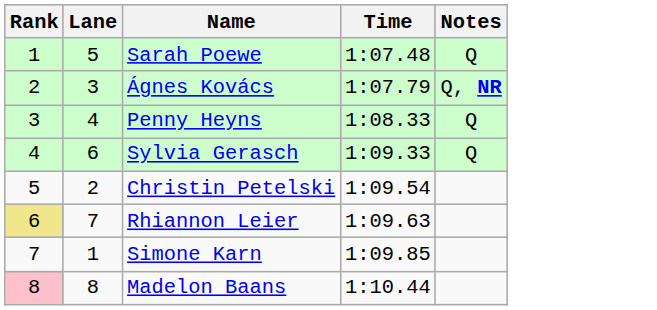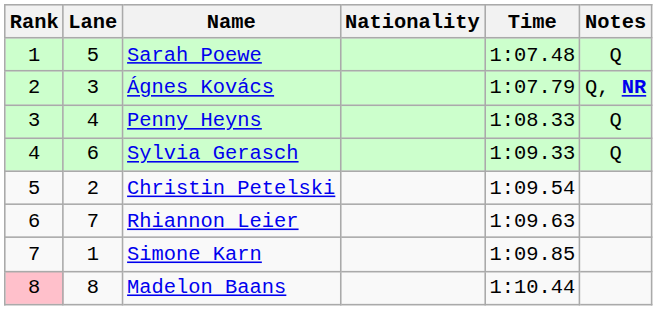+ column: (412, 21)
(34, 221) khaki background -> (34, 221) no background
